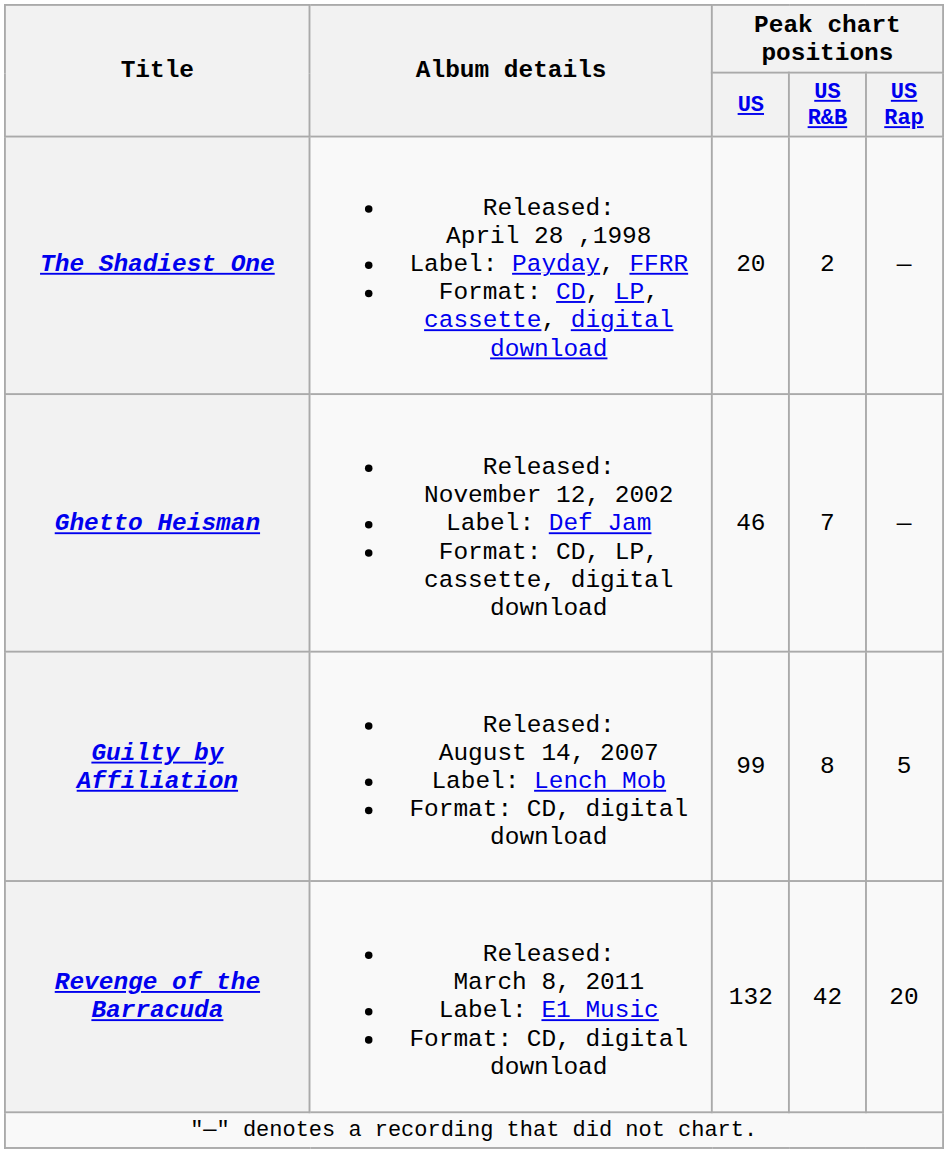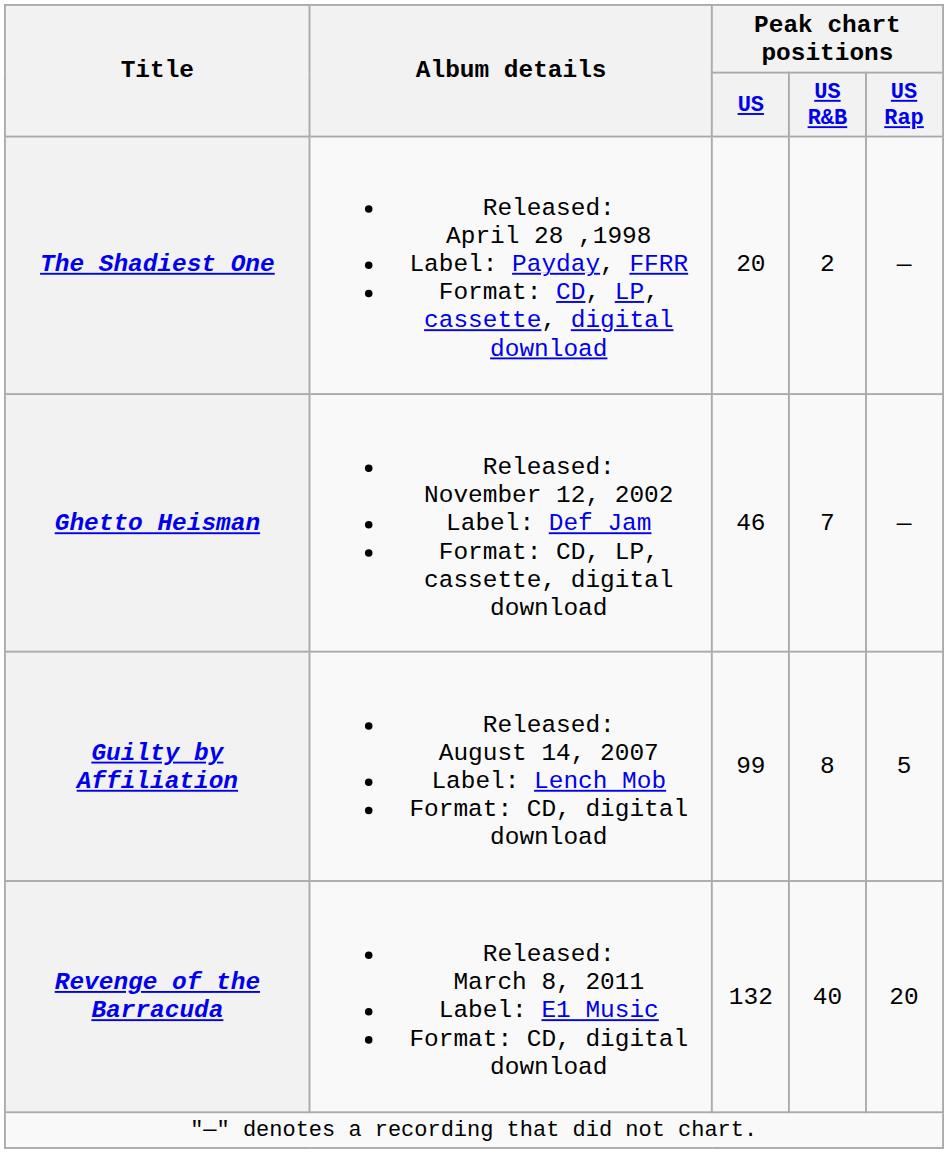(827, 997) 42 -> (827, 997) 40
